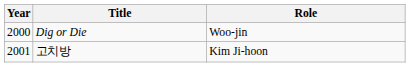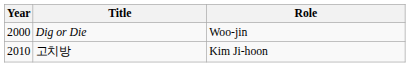(19, 51) 2001 -> (19, 51) 2010
